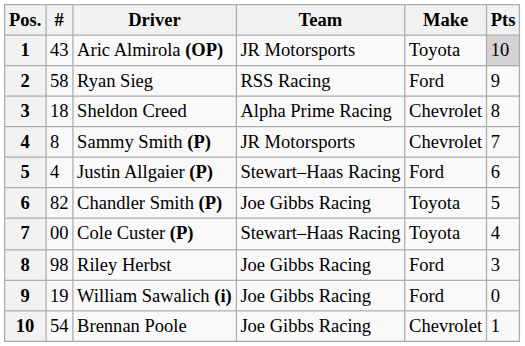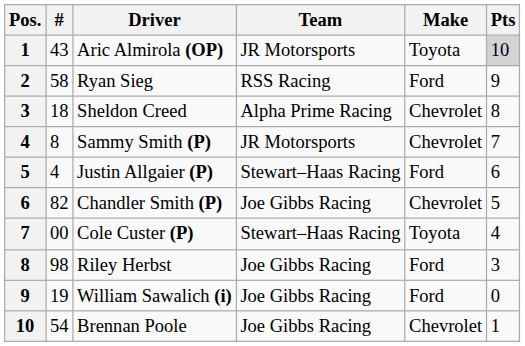(435, 203) Toyota -> (446, 203) Chevrolet
